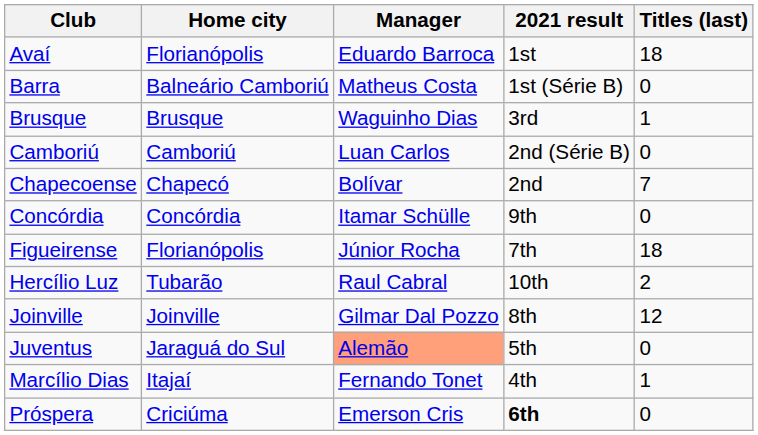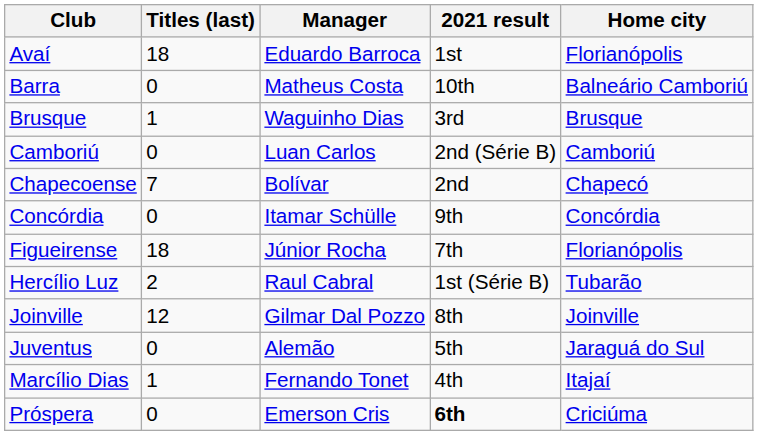columns swapped: (238, 20) <-> (694, 20)
(566, 86) 1st (Série B) -> (455, 86) 10th
(528, 282) 10th -> (492, 282) 1st (Série B)
(373, 348) lightsalmon background -> (299, 348) no background
